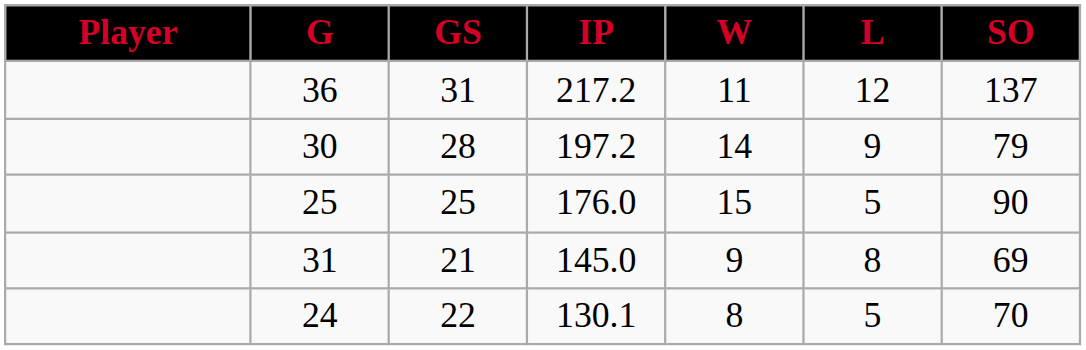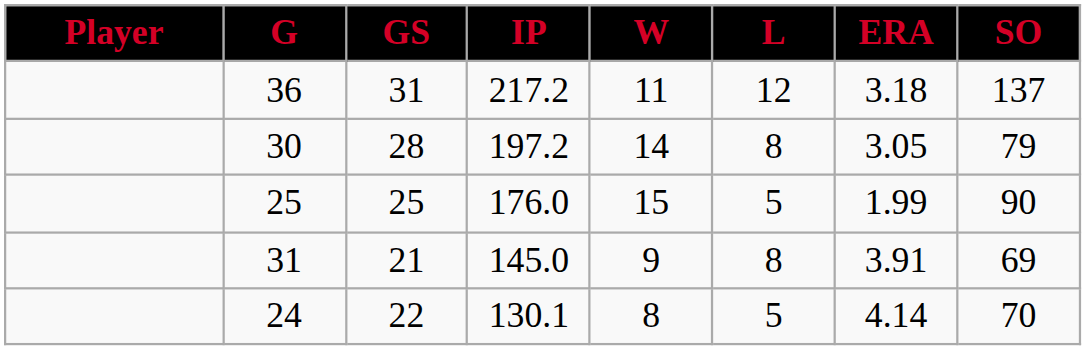+ column: (896, 32)
(873, 145) 9 -> (774, 145) 8
